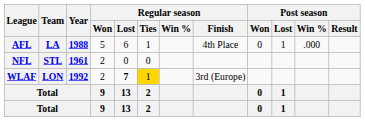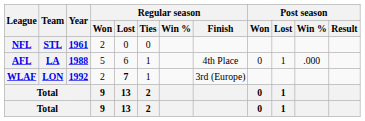rows swapped: (22, 60) <-> (22, 44)
(148, 76) gold background -> (148, 76) no background
